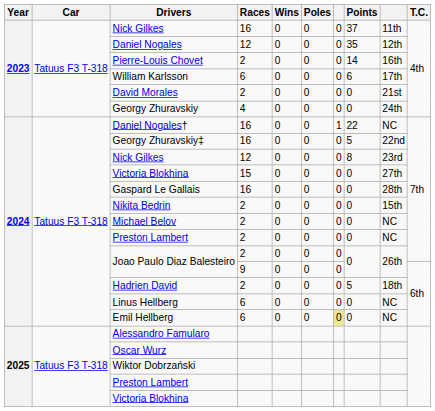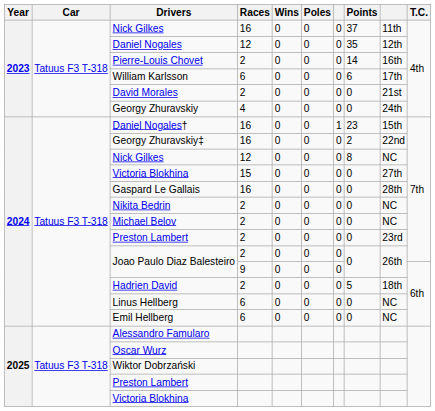(352, 125) 22 -> (352, 125) 23
(390, 125) NC -> (392, 125) 15th
(349, 141) 5 -> (349, 141) 2
(393, 157) 23rd -> (390, 157) NC
(392, 205) 15th -> (390, 205) NC
(390, 237) NC -> (393, 237) 23rd
(339, 317) khaki background -> (339, 317) no background
